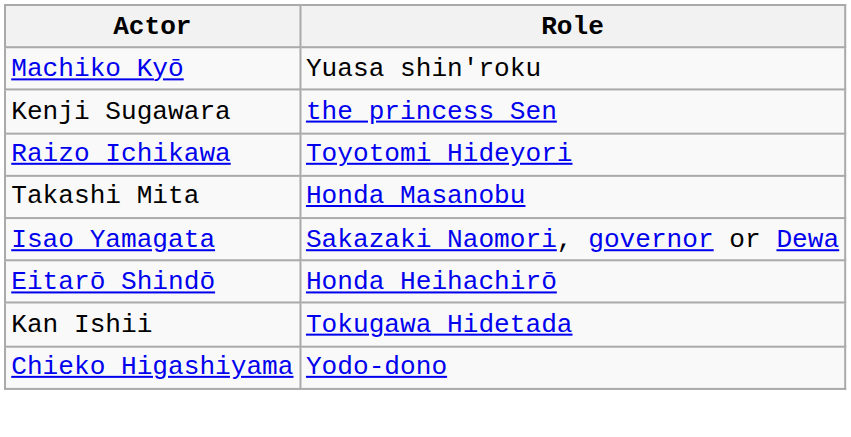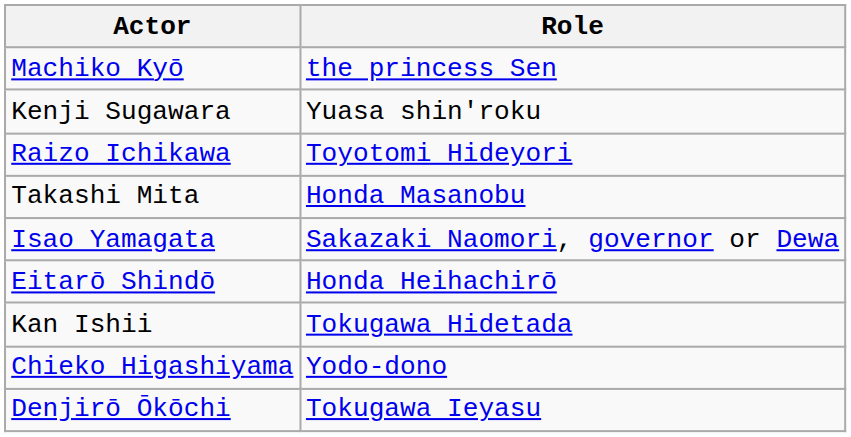(424, 69) Yuasa shin'roku -> (431, 69) the princess Sen
(431, 111) the princess Sen -> (424, 111) Yuasa shin'roku
+ row: (121, 410)
